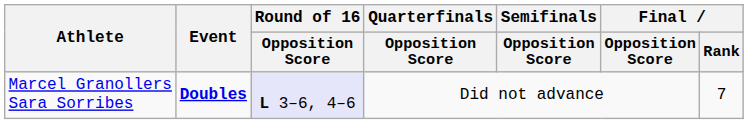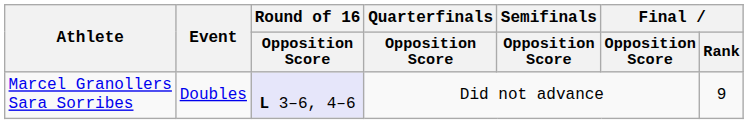(213, 95) bold -> (213, 95) normal
(722, 95) 7 -> (722, 95) 9
